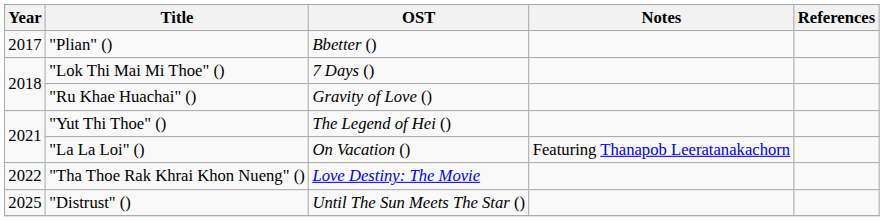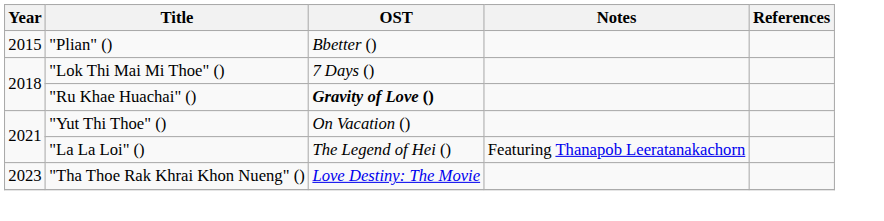(25, 44) 2017 -> (25, 44) 2015
(372, 96) normal -> (373, 96) bold
(382, 123) The Legend of Hei () -> (361, 123) On Vacation ()
(361, 149) On Vacation () -> (382, 149) The Legend of Hei ()
(25, 176) 2022 -> (25, 176) 2023
- row: (90, 202)
